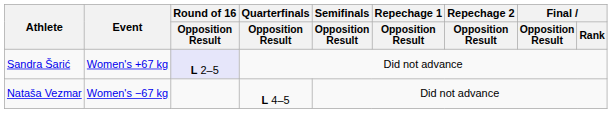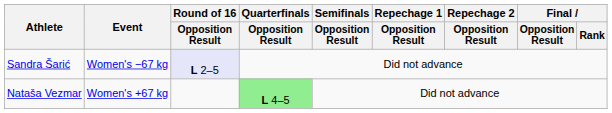(127, 65) Women's +67 kg -> (127, 65) Women's −67 kg
(127, 94) Women's −67 kg -> (127, 94) Women's +67 kg
(276, 100) no background -> (276, 100) lightgreen background
